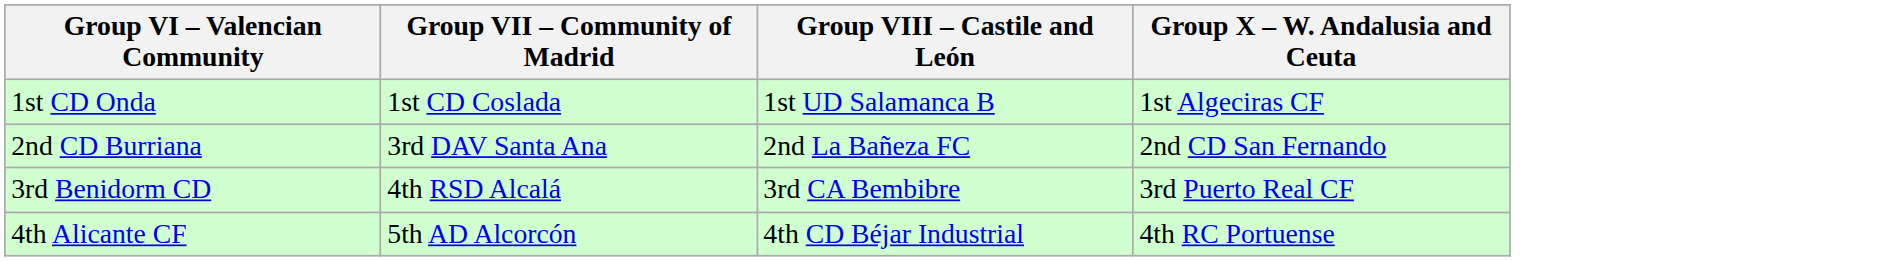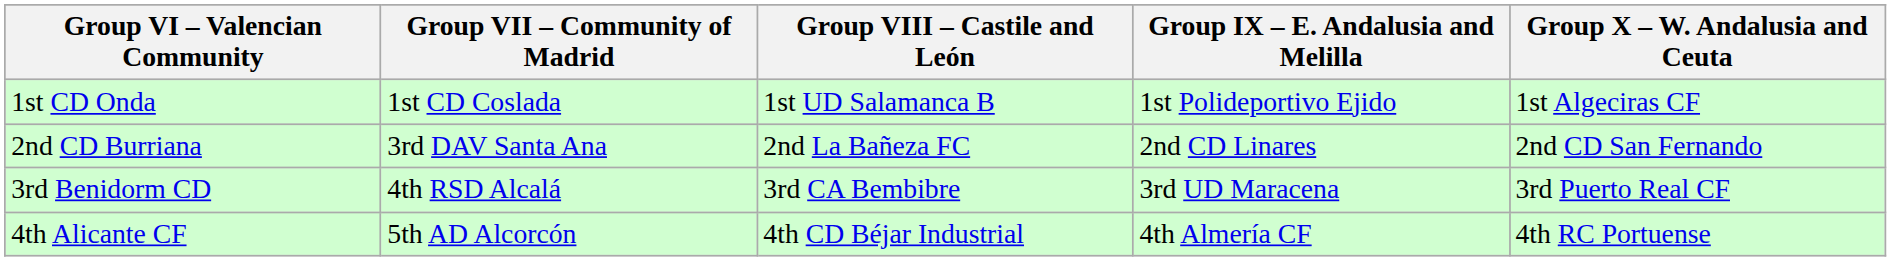+ column: (1321, 42)
